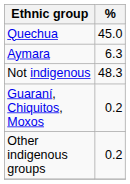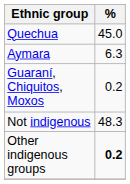rows swapped: (35, 107) <-> (49, 73)
(114, 155) normal -> (114, 155) bold
